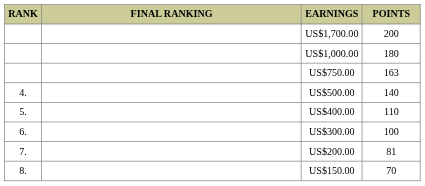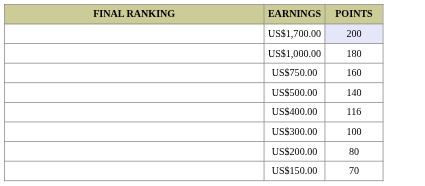- column: (23, 14)
(391, 33) no background -> (354, 33) lavender background
(391, 73) 163 -> (354, 73) 160
(391, 112) 110 -> (354, 112) 116
(391, 151) 81 -> (354, 151) 80
